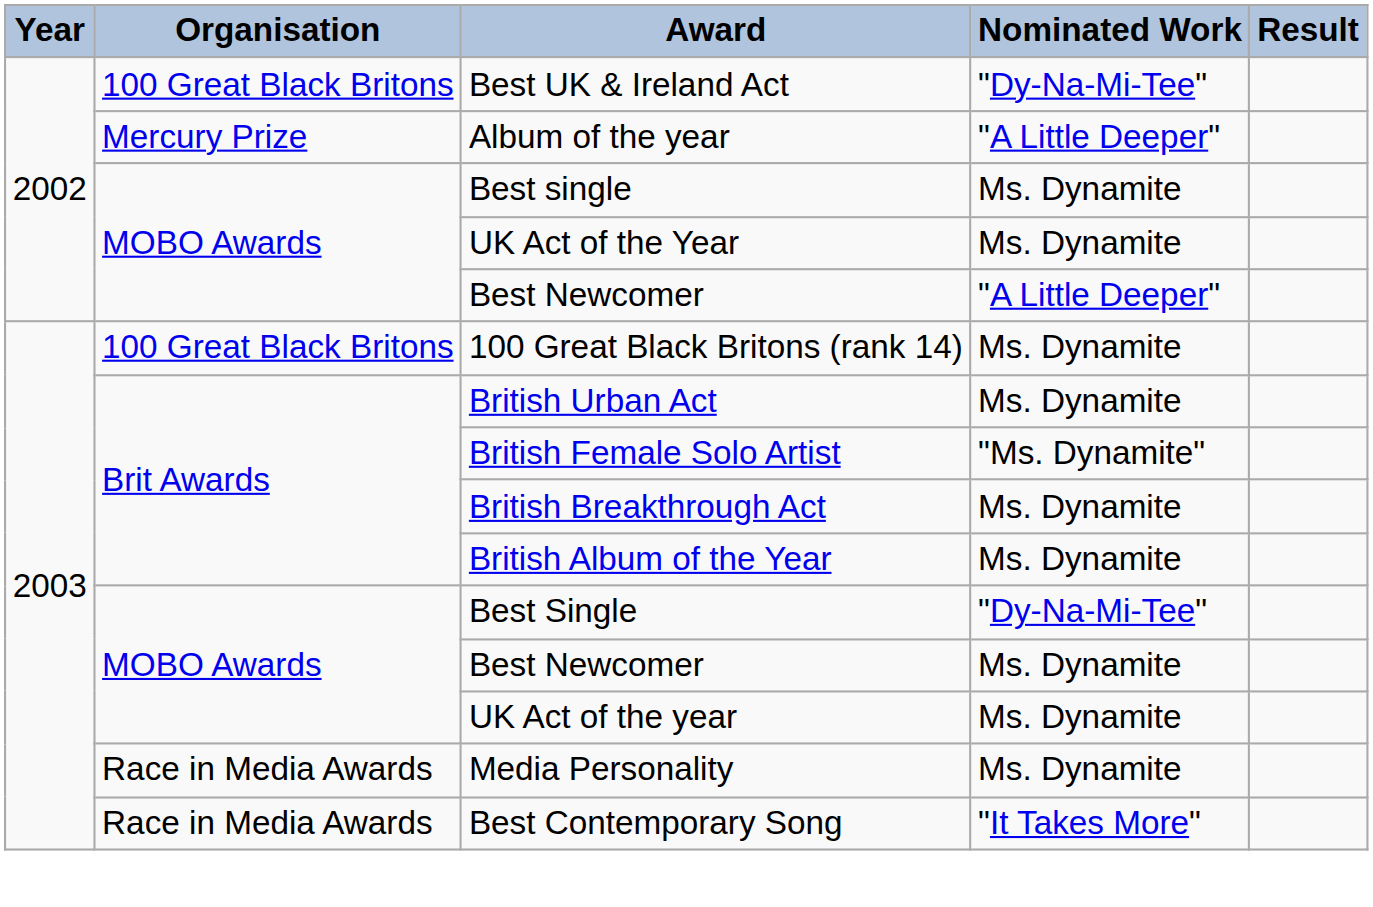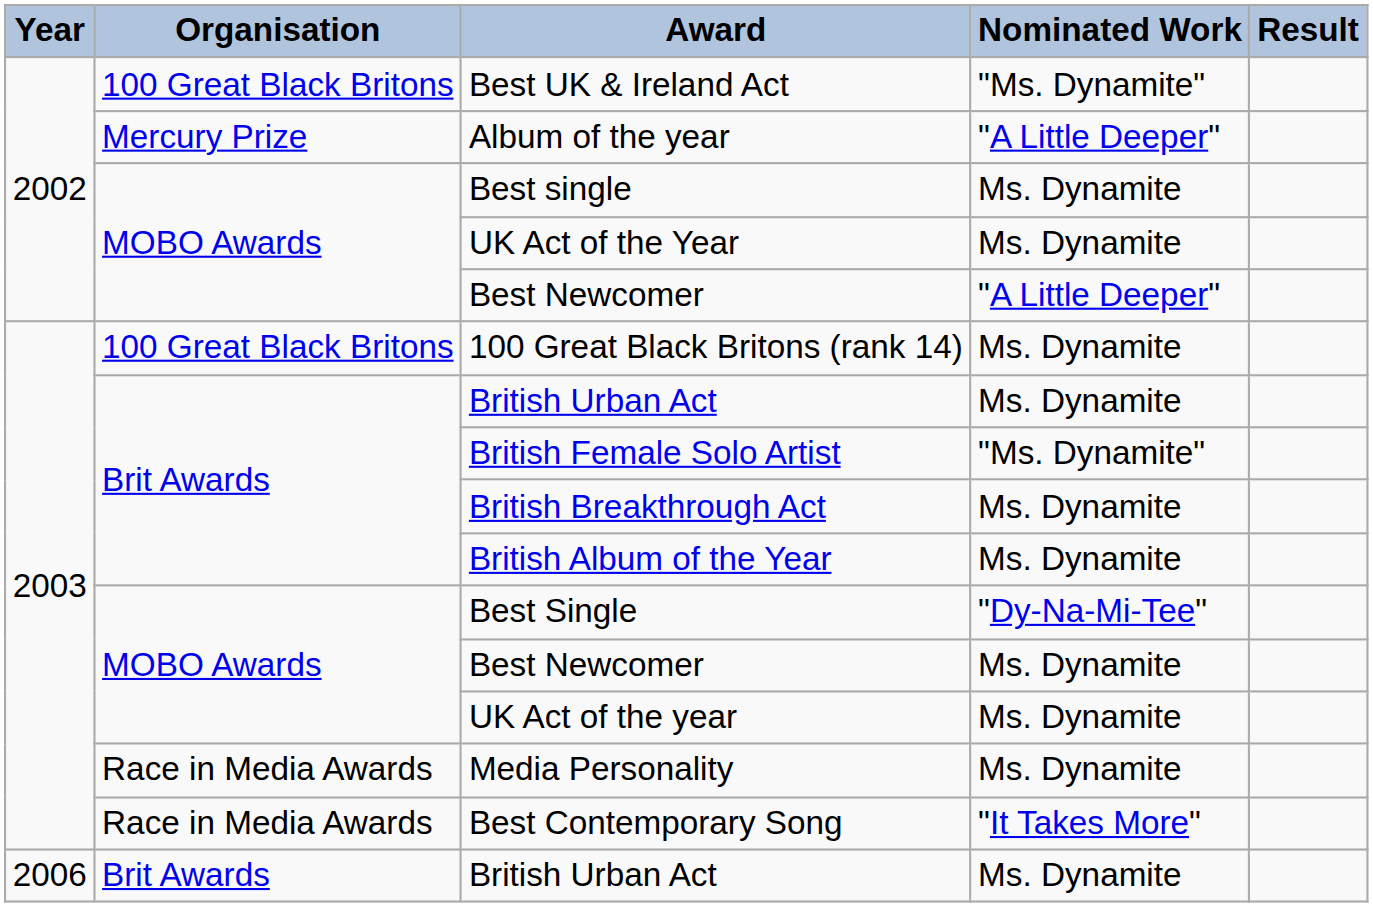(1093, 83) "Dy-Na-Mi-Tee" -> (1092, 83) "Ms. Dynamite"
+ row: (50, 875)
